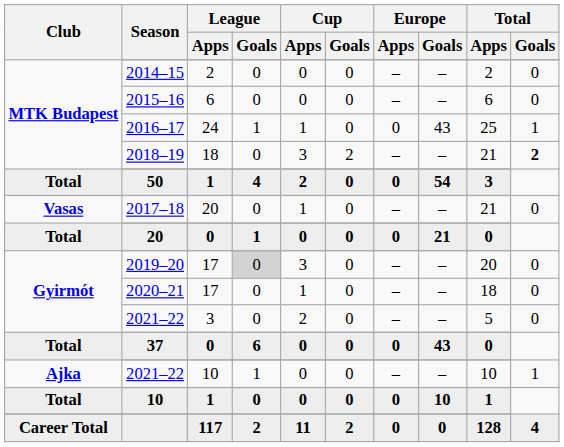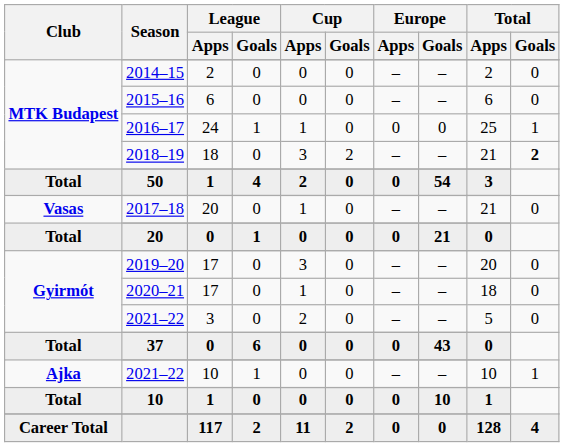(442, 127) 43 -> (442, 127) 0
(257, 264) lightgrey background -> (257, 264) no background
